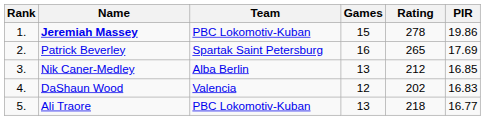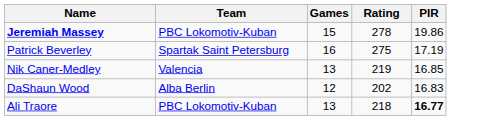- column: (21, 13)
(415, 50) 265 -> (382, 50) 275
(463, 50) 17.69 -> (429, 50) 17.19
(221, 69) Alba Berlin -> (180, 69) Valencia
(415, 69) 212 -> (382, 69) 219
(214, 87) Valencia -> (187, 87) Alba Berlin
(463, 106) normal -> (429, 106) bold
